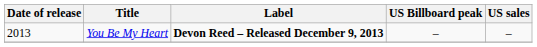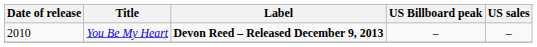(19, 32) 2013 -> (19, 32) 2010
